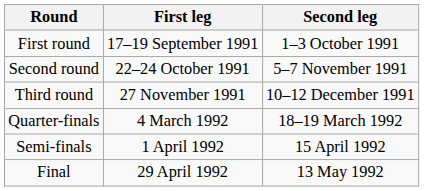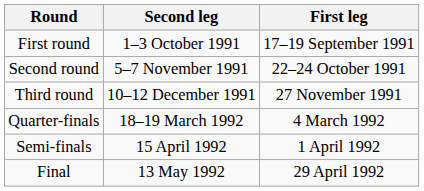columns swapped: (183, 17) <-> (340, 17)
